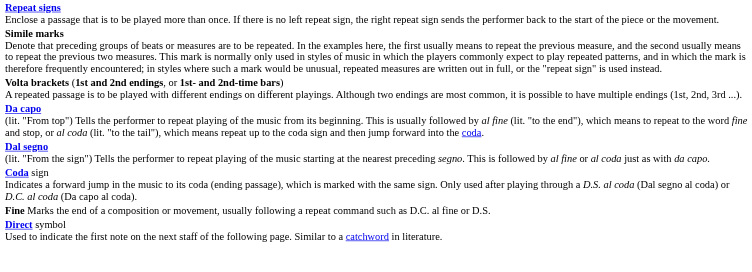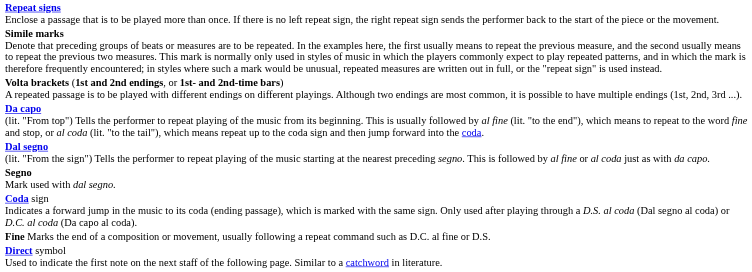+ row: (60, 178)
